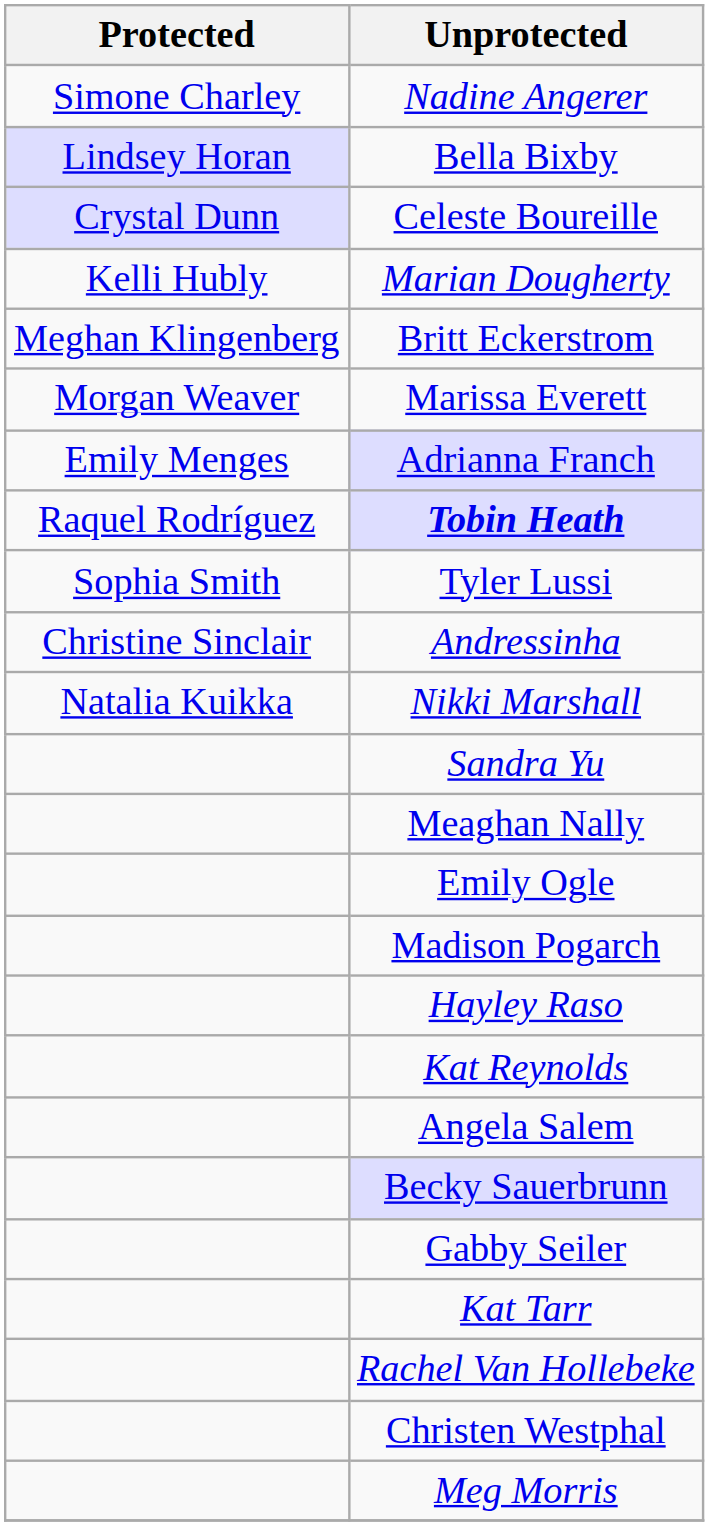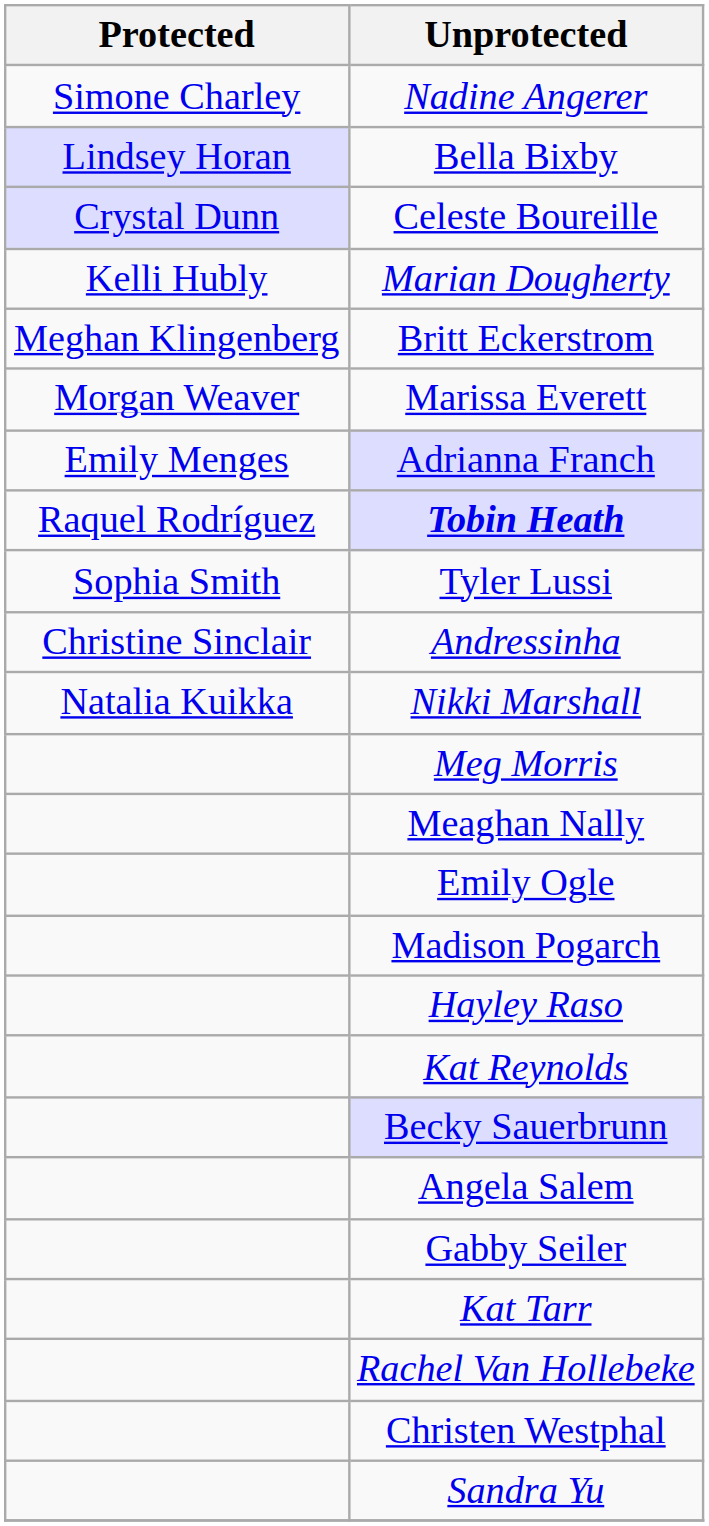rows swapped: (526, 1490) <-> (526, 762)
rows swapped: (526, 1126) <-> (526, 1187)
